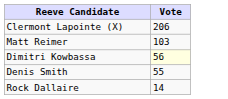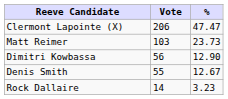+ column: (207, 12)
(159, 57) lightyellow background -> (159, 57) no background
